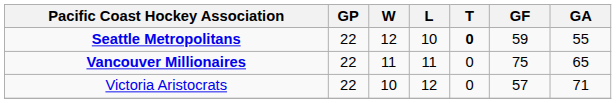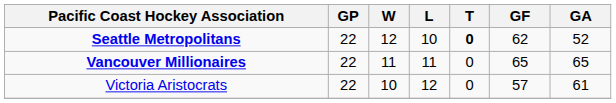(520, 39) 59 -> (520, 39) 62
(581, 39) 55 -> (581, 39) 52
(520, 62) 75 -> (520, 62) 65
(581, 86) 71 -> (581, 86) 61
